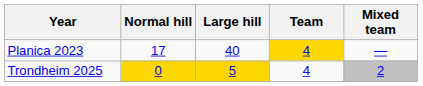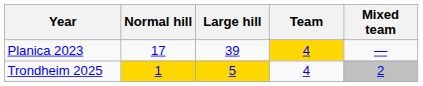(232, 50) 40 -> (232, 50) 39
(158, 71) 0 -> (158, 71) 1
